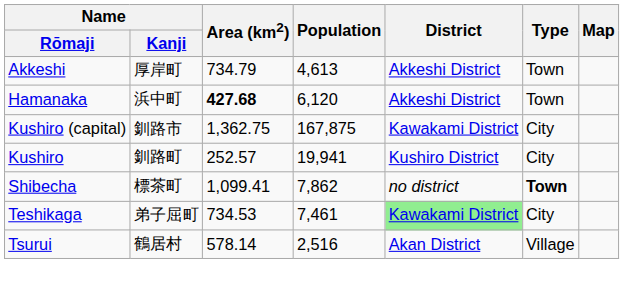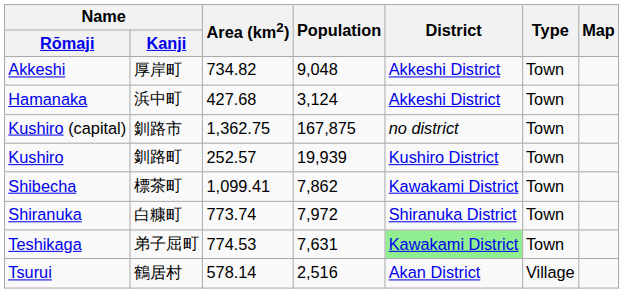(231, 70) 734.79 -> (231, 70) 734.82
(317, 70) 4,613 -> (317, 70) 9,048
(231, 99) bold -> (231, 99) normal
(317, 99) 6,120 -> (317, 99) 3,124
(454, 128) Kawakami District -> (424, 128) no district
(540, 128) City -> (545, 128) Town
(322, 157) 19,941 -> (322, 157) 19,939
(540, 157) City -> (545, 157) Town
(424, 186) no district -> (454, 186) Kawakami District
(547, 186) bold -> (545, 186) normal
+ row: (45, 215)
(231, 215) 734.53 -> (231, 244) 774.53
(317, 215) 7,461 -> (317, 244) 7,631
(540, 215) City -> (545, 244) Town
